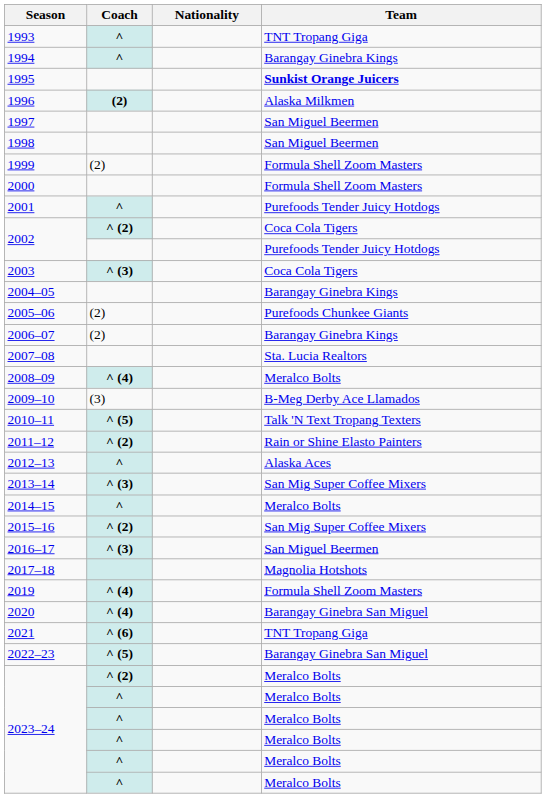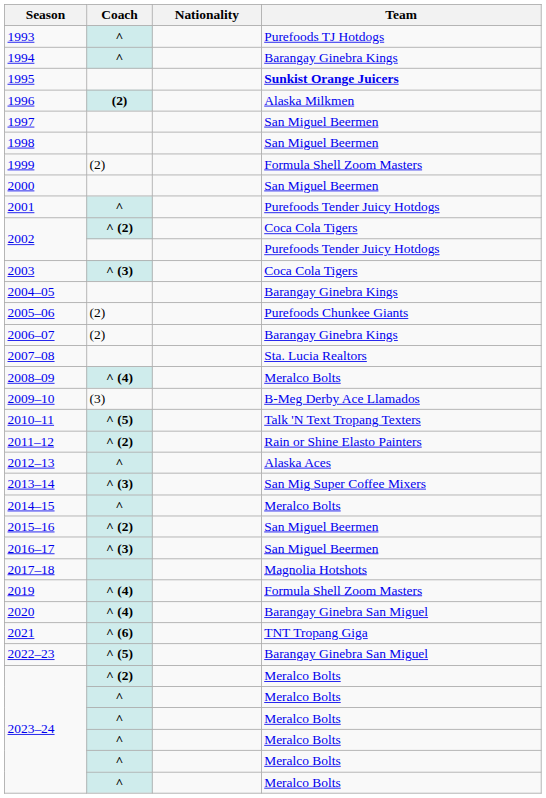(316, 36) TNT Tropang Giga -> (324, 36) Purefoods TJ Hotdogs
(343, 185) Formula Shell Zoom Masters -> (321, 185) San Miguel Beermen
(345, 526) San Mig Super Coffee Mixers -> (321, 526) San Miguel Beermen
